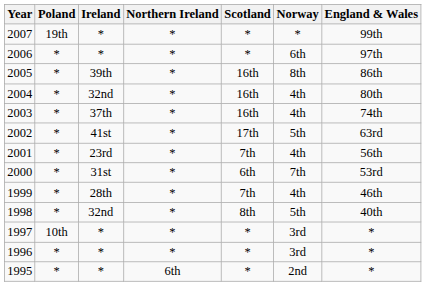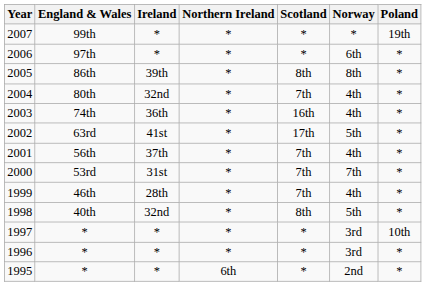columns swapped: (371, 14) <-> (57, 14)
(248, 73) 16th -> (304, 73) 8th
(248, 93) 16th -> (304, 93) 7th
(101, 113) 37th -> (157, 113) 36th
(101, 152) 23rd -> (157, 152) 37th
(248, 172) 6th -> (304, 172) 7th
